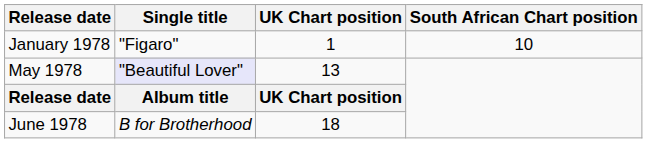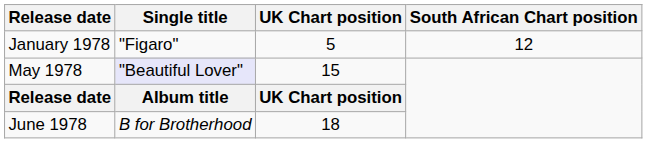(331, 44) 1 -> (331, 44) 5
(524, 44) 10 -> (524, 44) 12
(331, 71) 13 -> (331, 71) 15
